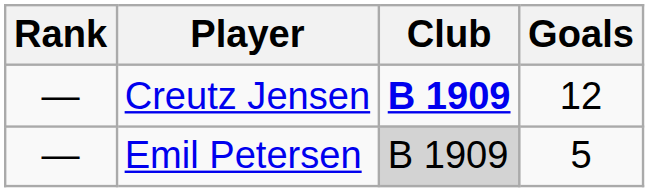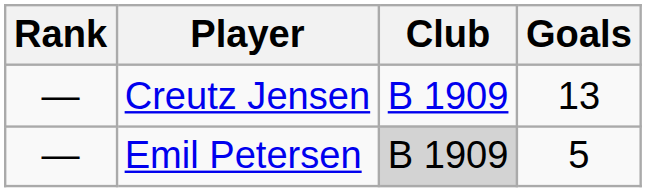(449, 95) bold -> (448, 95) normal
(581, 95) 12 -> (579, 95) 13
